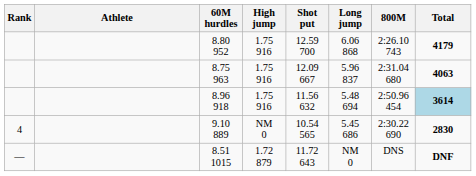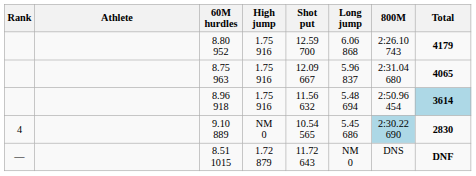(443, 73) 4063 -> (443, 73) 4065
(393, 129) no background -> (393, 129) lightblue background
